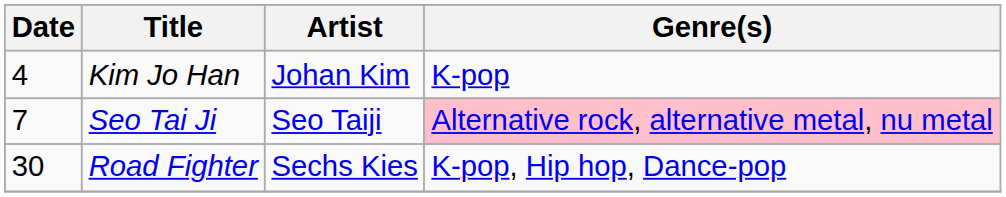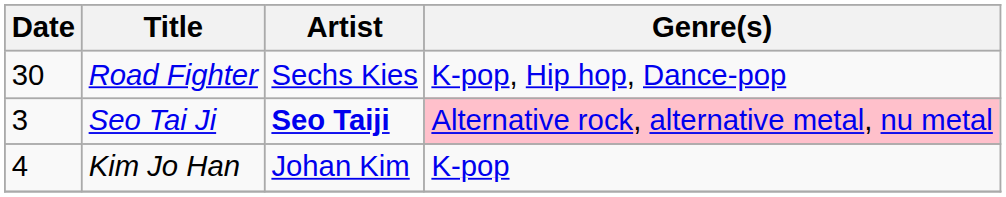rows swapped: (164, 74) <-> (173, 167)
(20, 120) 7 -> (20, 120) 3
(326, 120) normal -> (331, 120) bold
